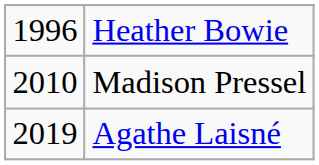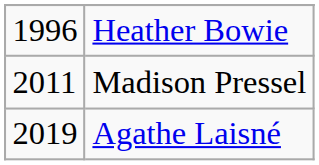(45, 81) 2010 -> (44, 81) 2011
